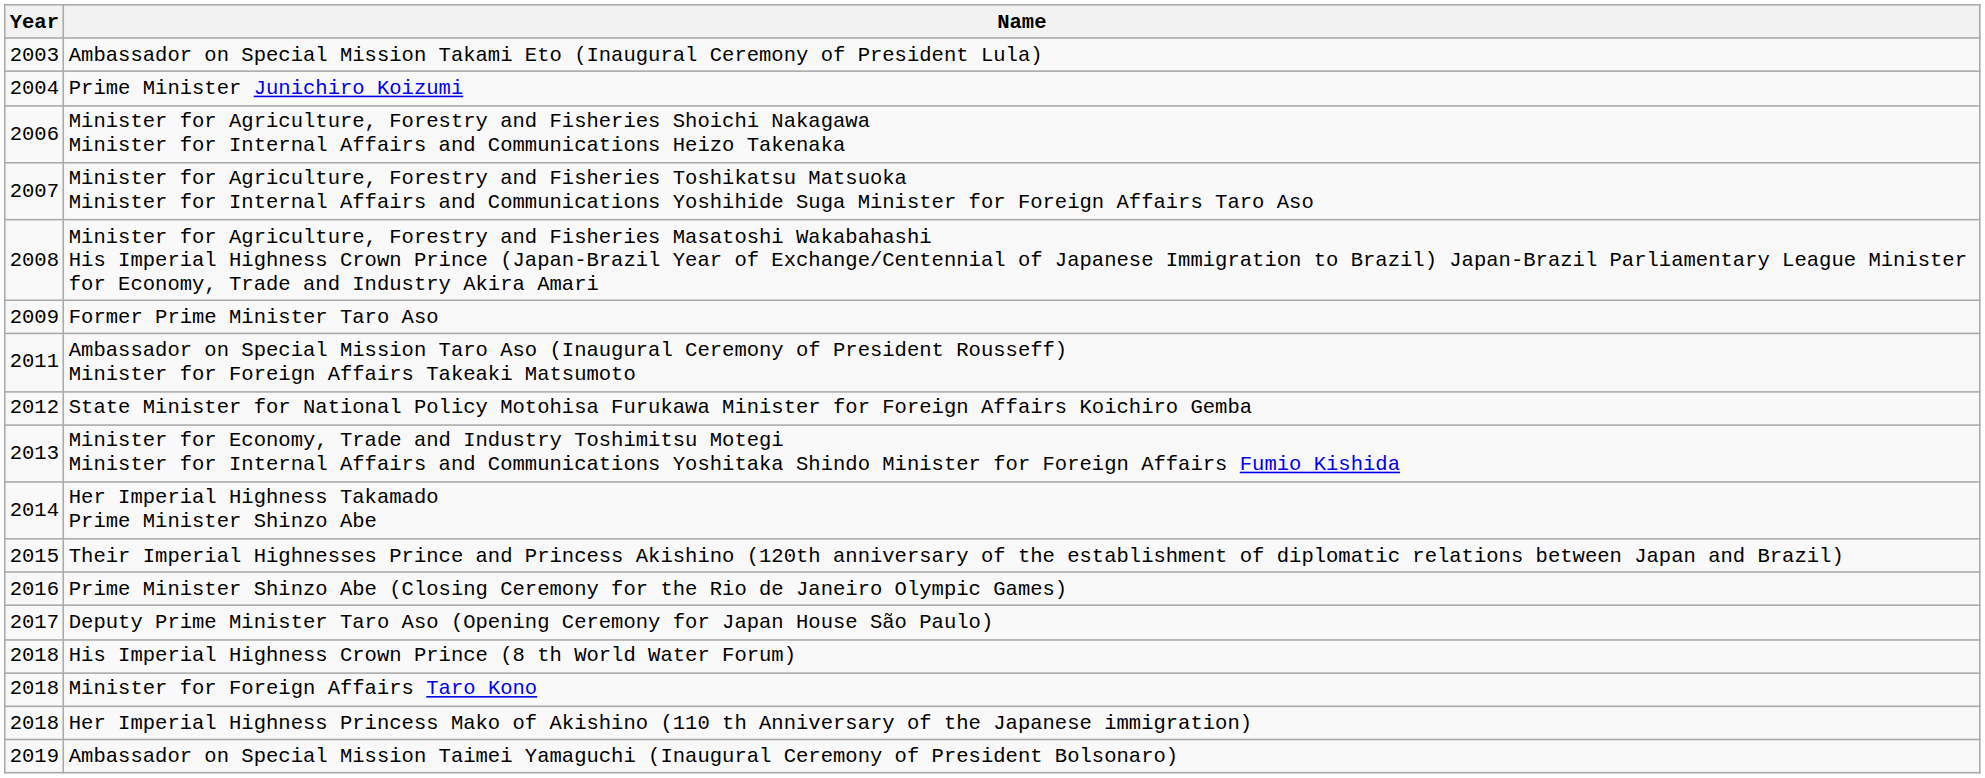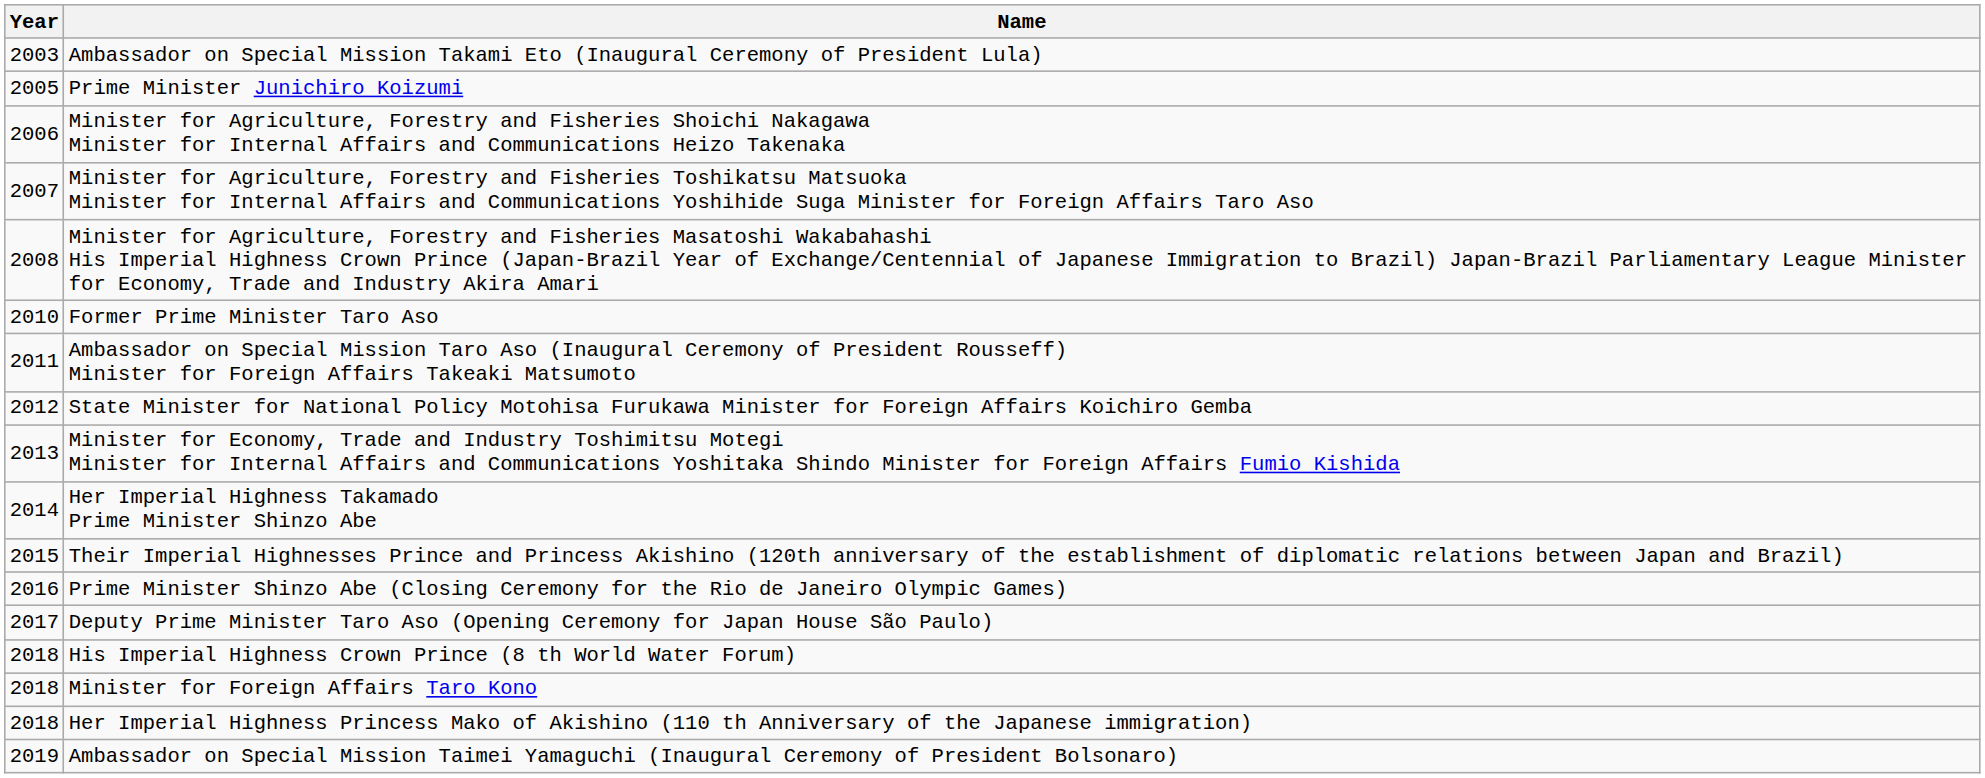(34, 88) 2004 -> (34, 88) 2005
(34, 317) 2009 -> (34, 317) 2010
